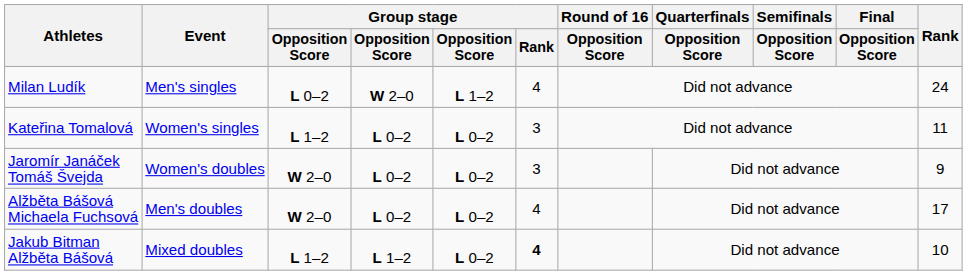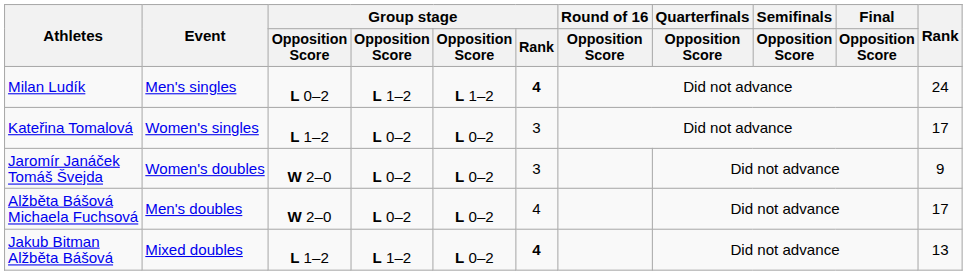(392, 96) W 2–0 -> (392, 96) L 1–2
(537, 87) normal -> (537, 87) bold
(940, 128) 11 -> (940, 128) 17
(940, 250) 10 -> (940, 250) 13
